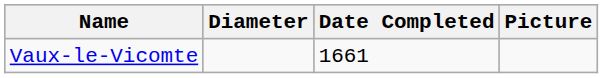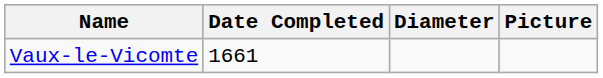columns swapped: (258, 22) <-> (407, 22)
